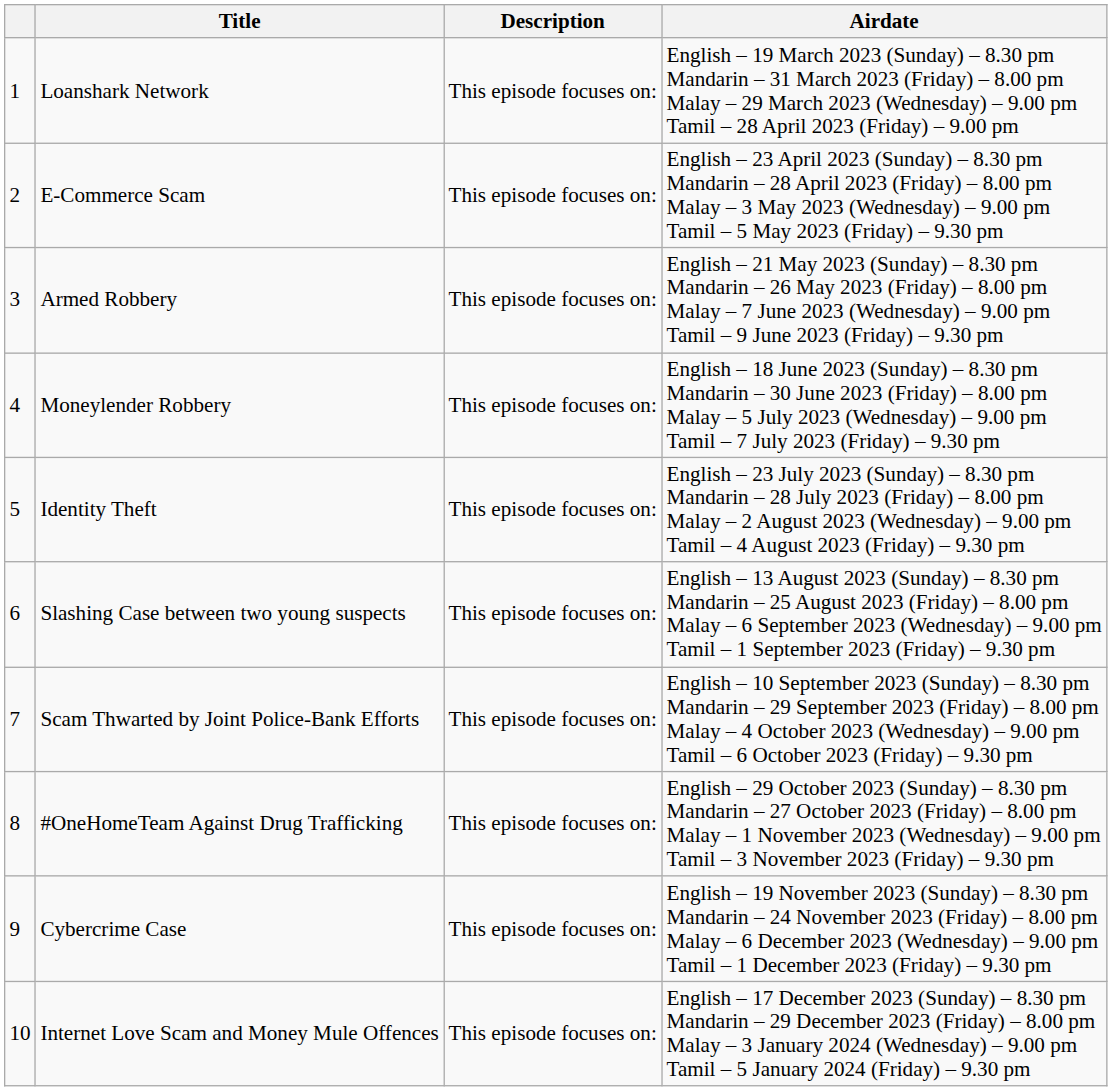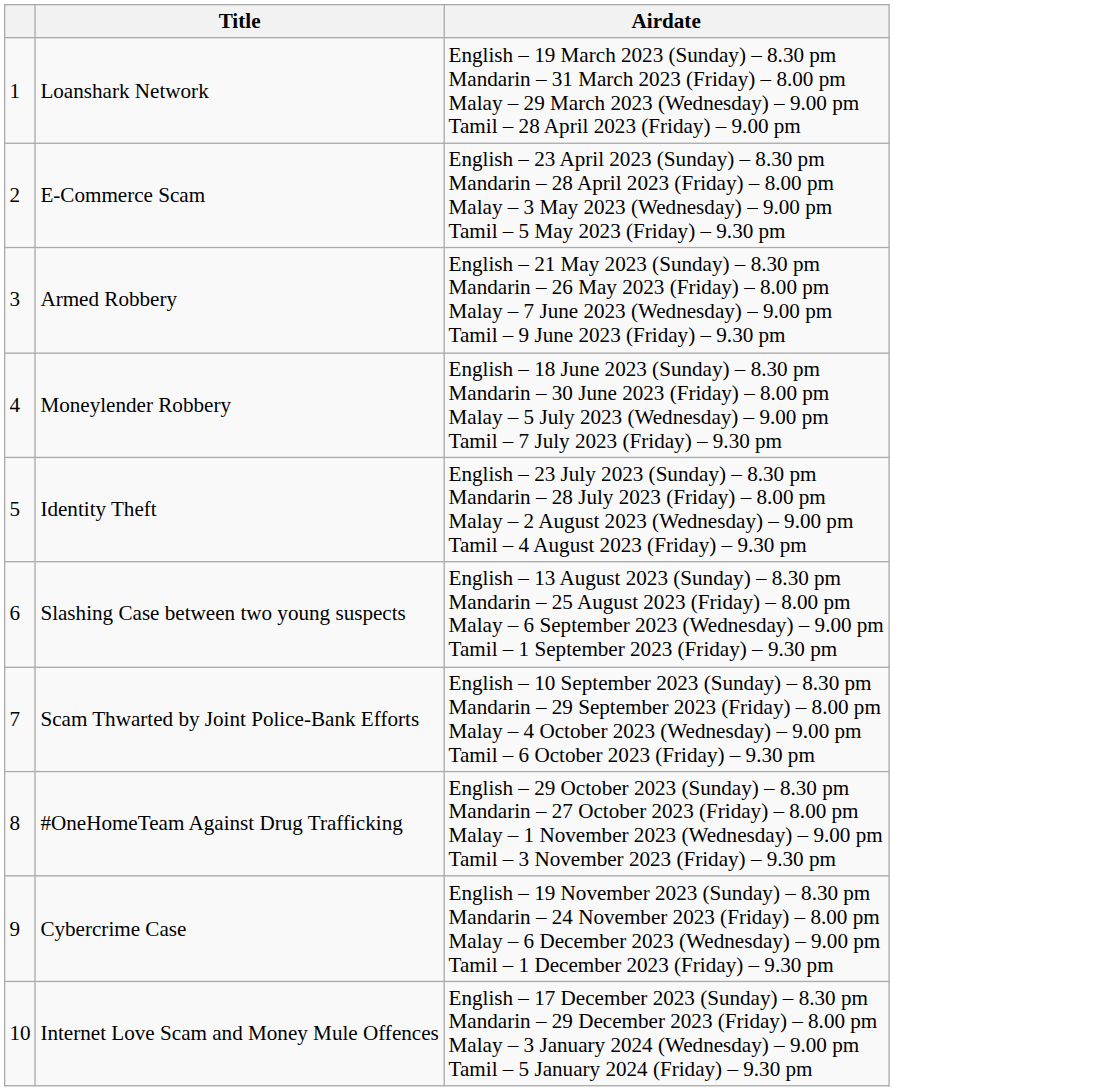- column: (553, 21)
